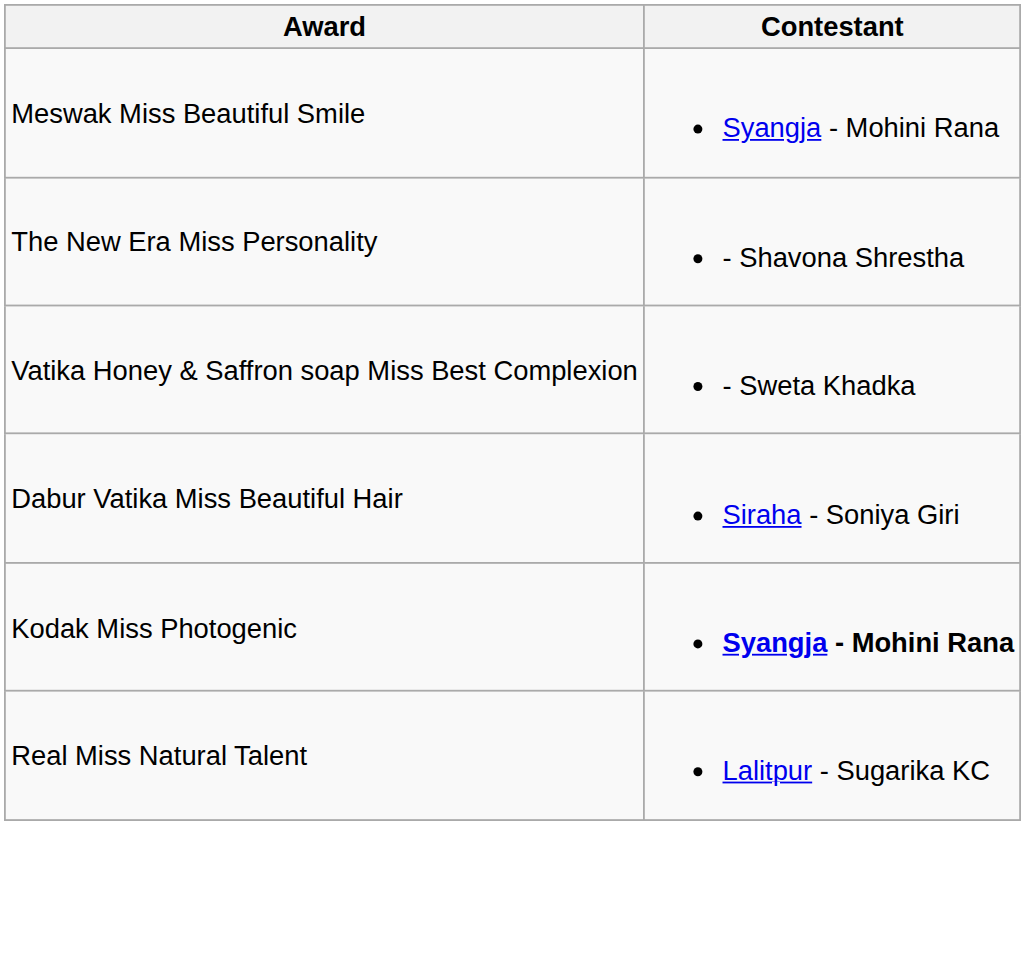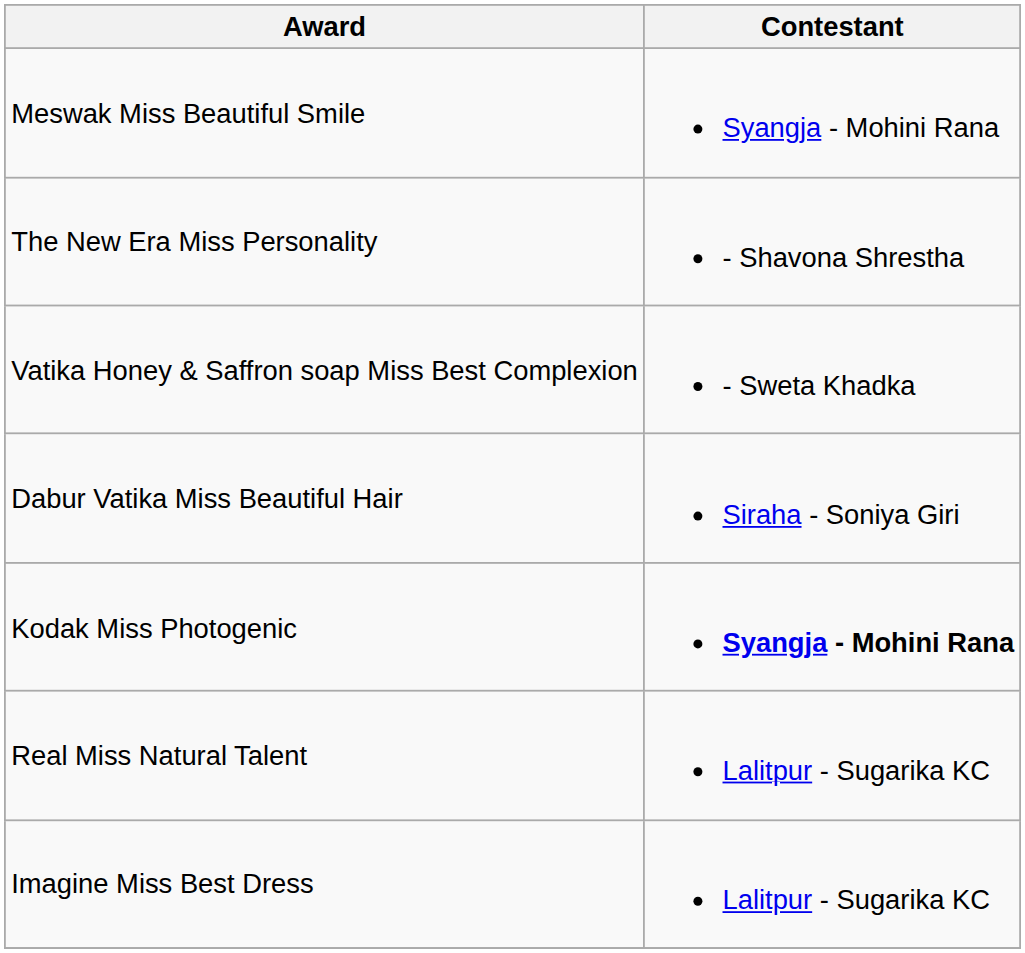+ row: (162, 884)
